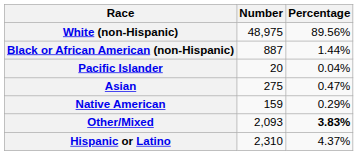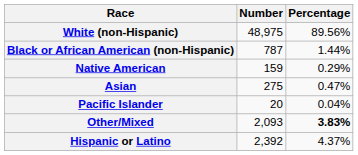(273, 50) 887 -> (273, 50) 787
rows swapped: (121, 104) <-> (121, 68)
(268, 141) 2,310 -> (268, 141) 2,392
